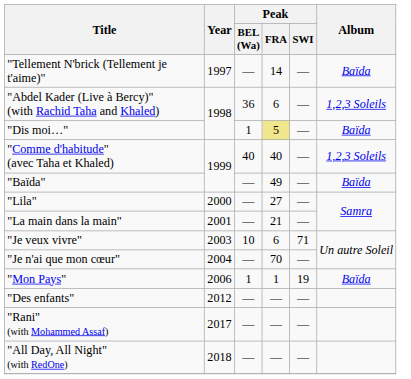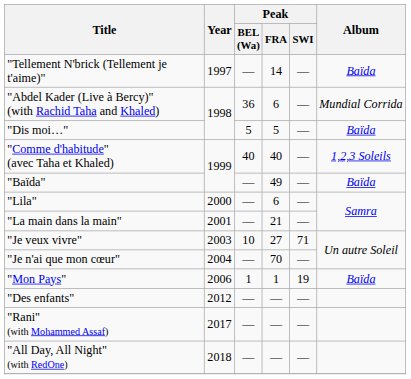(356, 104) 1,2,3 Soleils -> (361, 104) Mundial Corrida
(248, 130) 1 -> (248, 130) 5
(276, 130) khaki background -> (276, 130) no background
(276, 201) 27 -> (276, 201) 6
(276, 240) 6 -> (276, 240) 27
